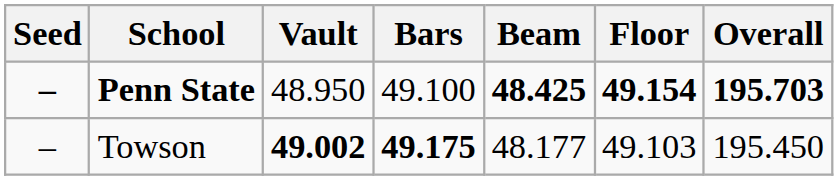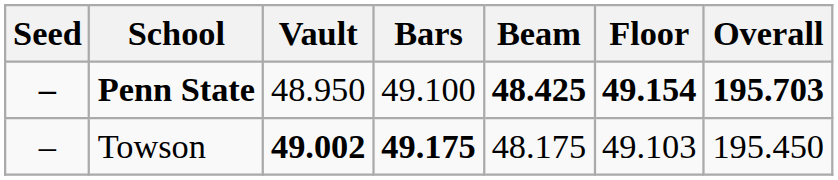(539, 146) 48.177 -> (539, 146) 48.175
